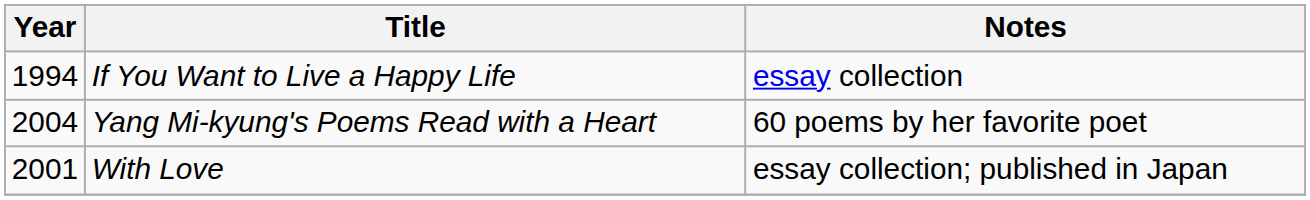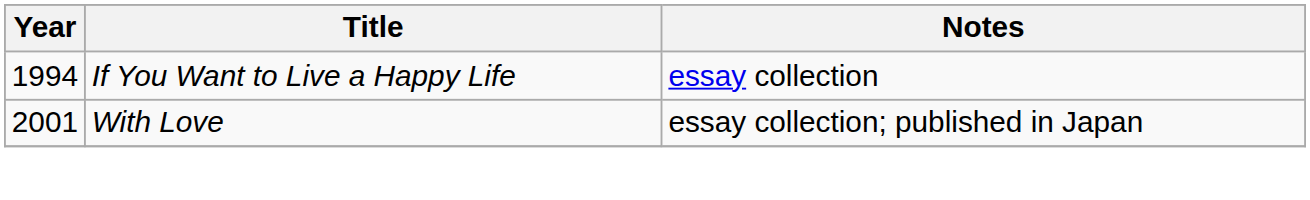- row: (374, 122)
